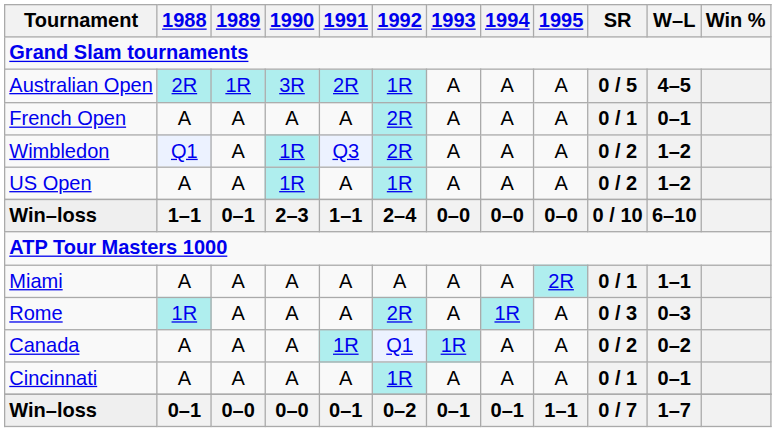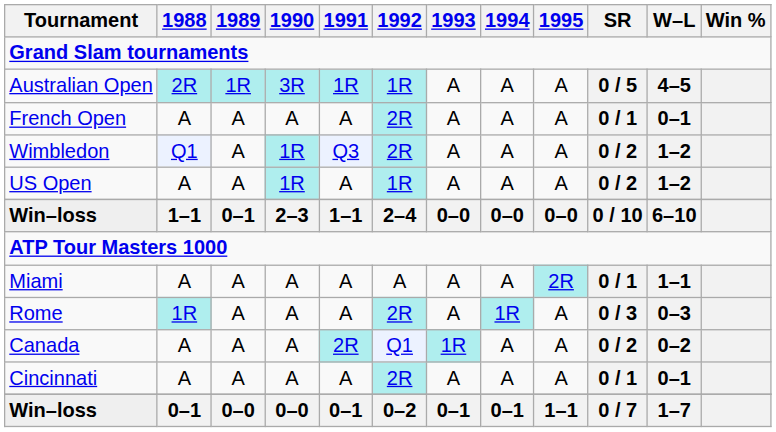(346, 85) 2R -> (346, 85) 1R
(346, 345) 1R -> (346, 345) 2R
(400, 377) 1R -> (400, 377) 2R
